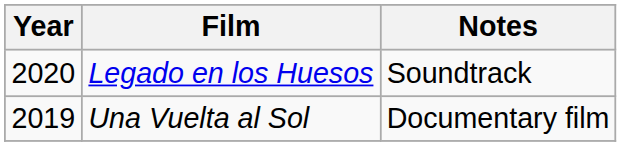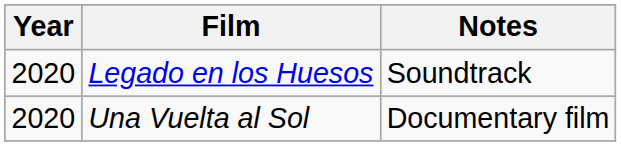(43, 118) 2019 -> (43, 118) 2020
